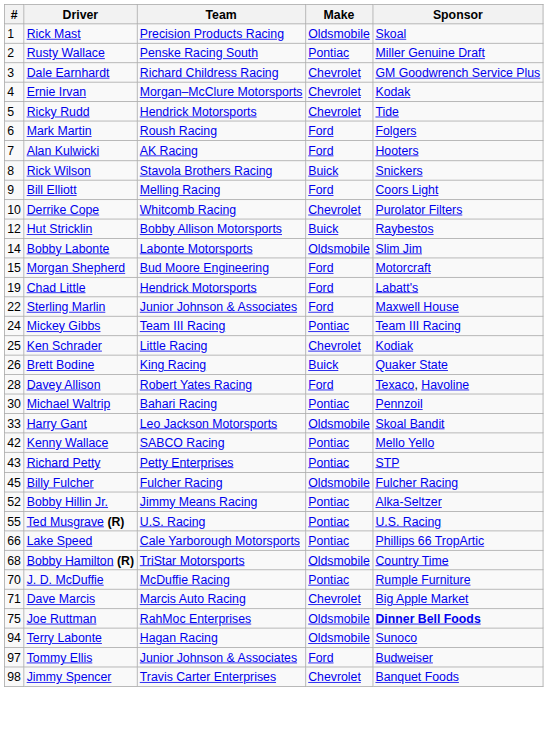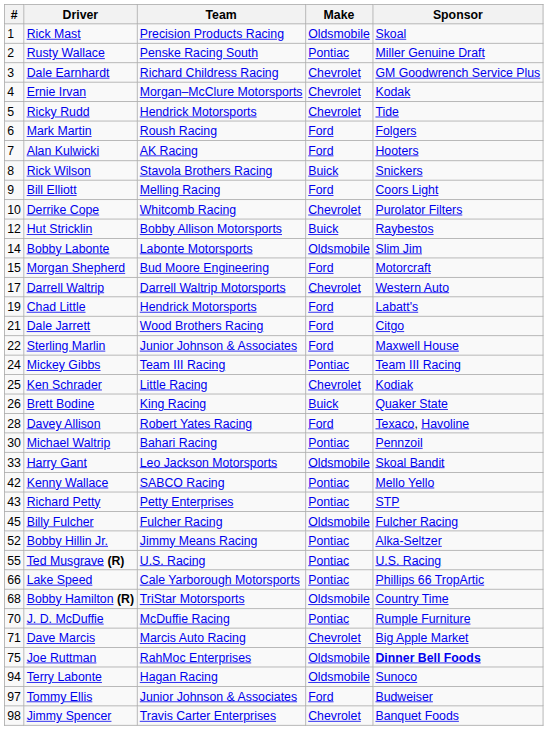+ row: (65, 287)
+ row: (58, 326)
